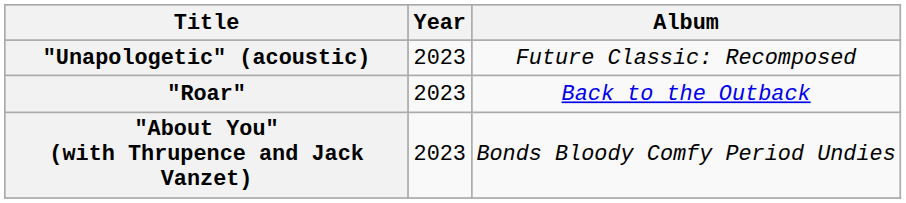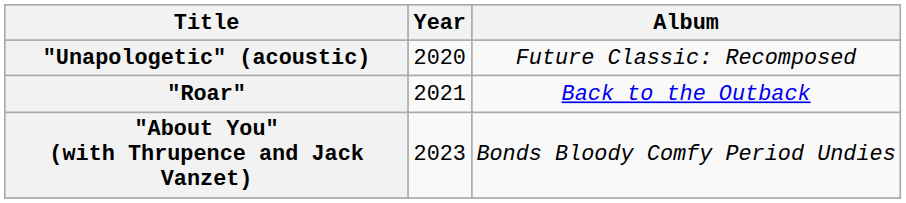(440, 58) 2023 -> (440, 58) 2020
(440, 94) 2023 -> (440, 94) 2021
